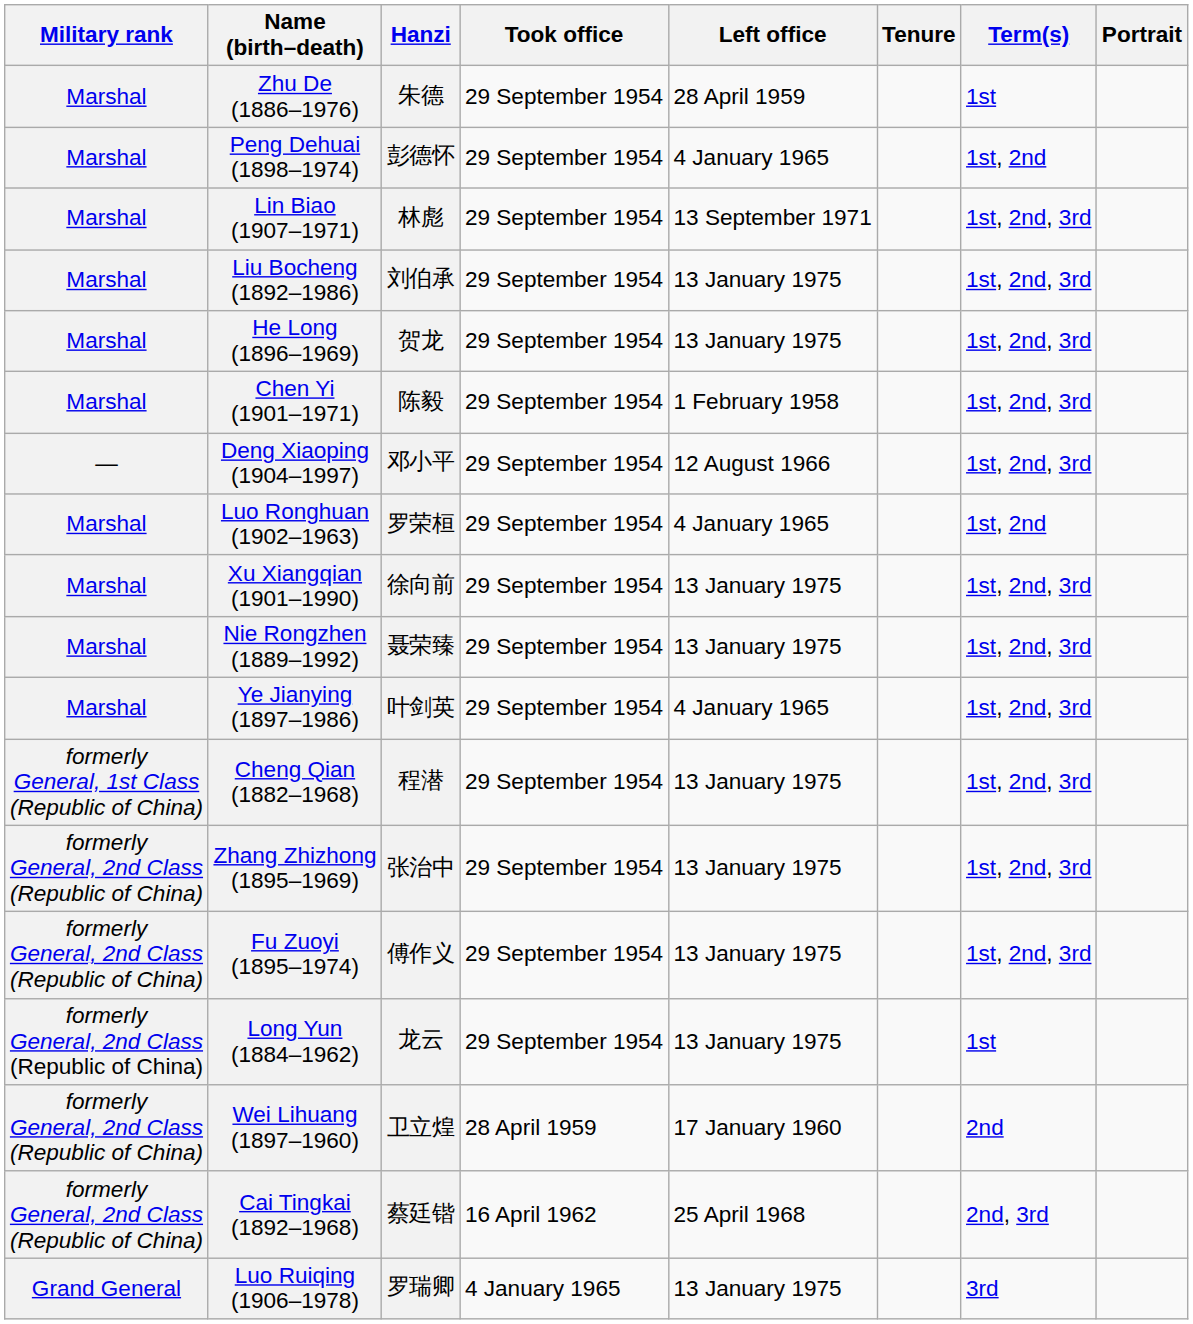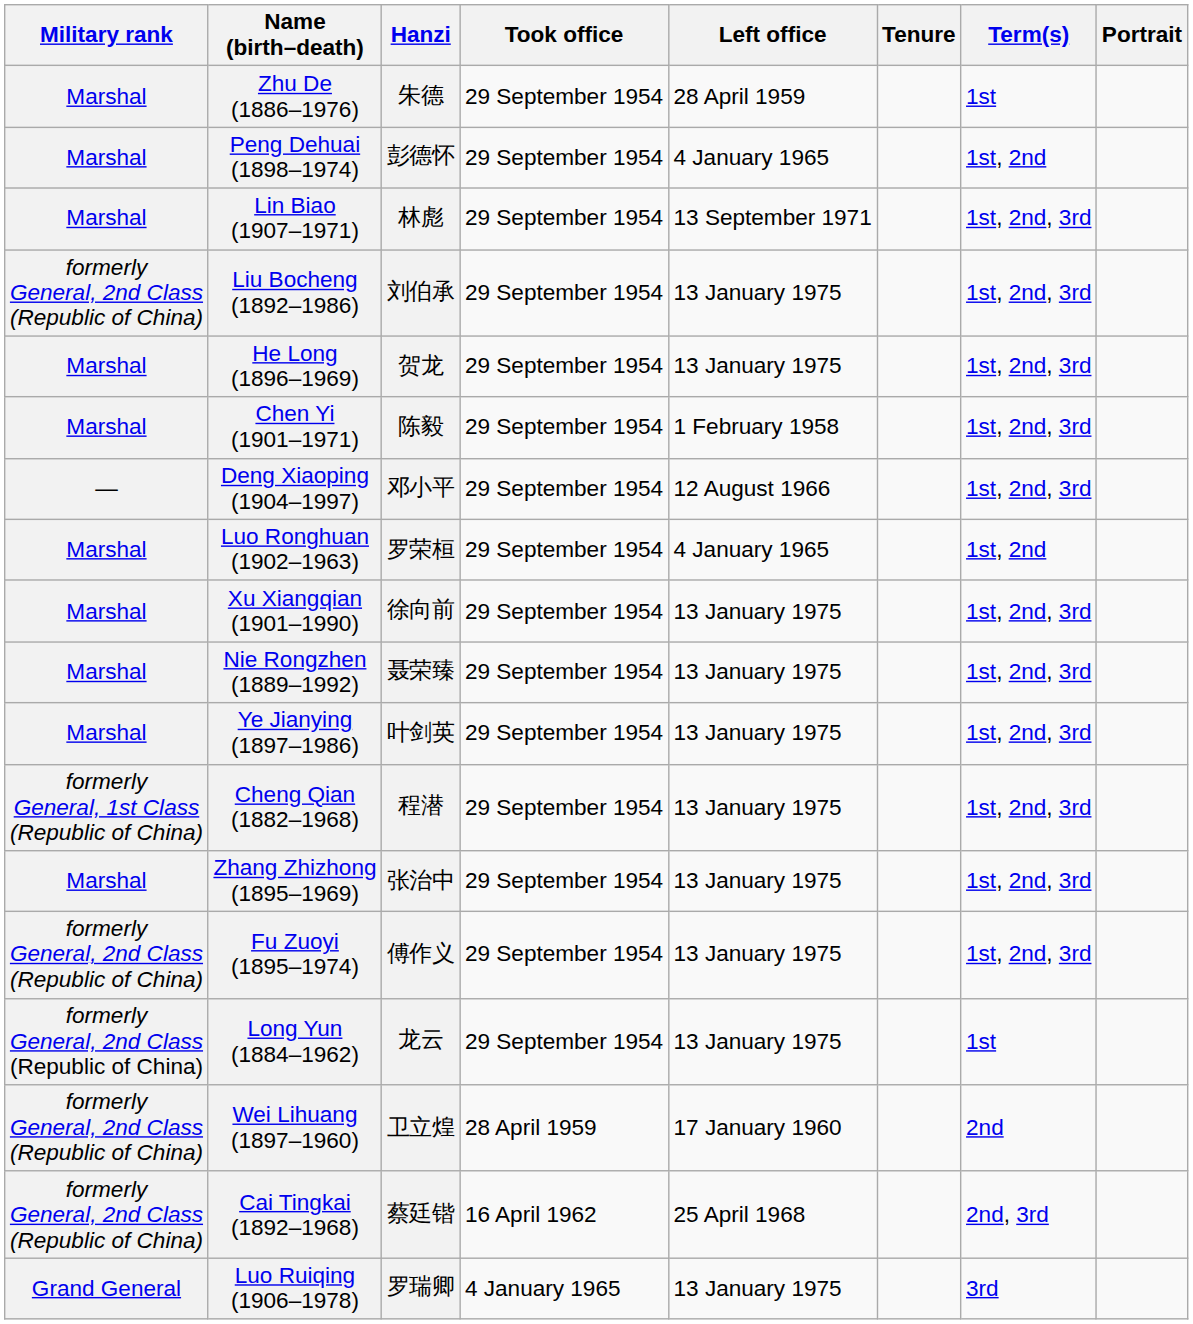(106, 279) Marshal -> (106, 292) formerly General, 2nd Class (Republic of China)
(751, 707) 4 January 1965 -> (758, 733) 13 January 1975
(106, 868) formerly General, 2nd Class (Republic of China) -> (106, 880) Marshal
